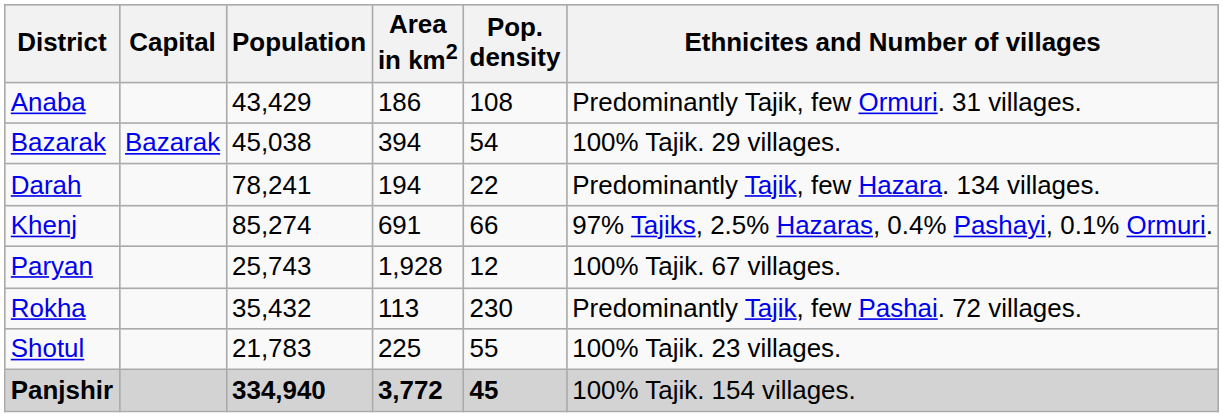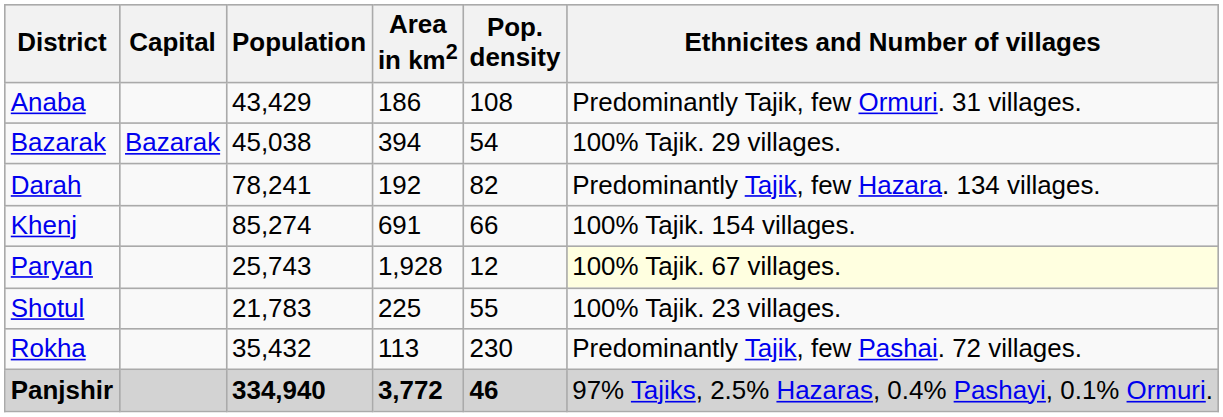(400, 184) 194 -> (400, 184) 192
(484, 184) 22 -> (484, 184) 82
(893, 225) 97% Tajiks, 2.5% Hazaras, 0.4% Pashayi, 0.1% Ormuri. -> (714, 225) 100% Tajik. 154 villages.
(707, 266) no background -> (707, 266) lightyellow background
rows swapped: (48, 307) <-> (48, 348)
(484, 390) 45 -> (484, 390) 46
(714, 390) 100% Tajik. 154 villages. -> (893, 390) 97% Tajiks, 2.5% Hazaras, 0.4% Pashayi, 0.1% Ormuri.
